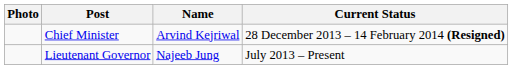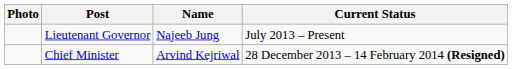rows swapped: (82, 34) <-> (98, 54)
